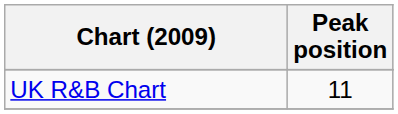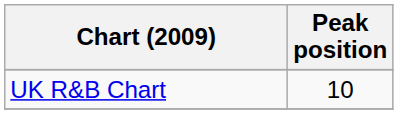(340, 89) 11 -> (340, 89) 10
